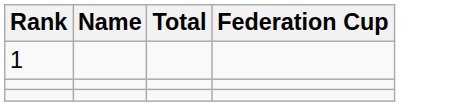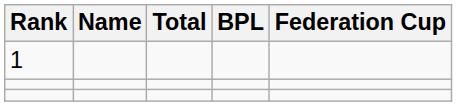+ column: (241, 23)
